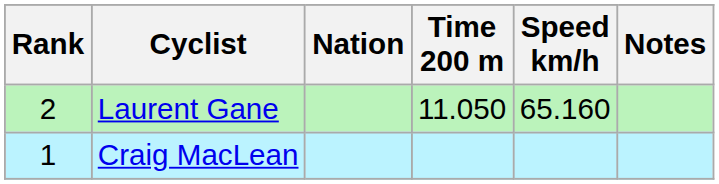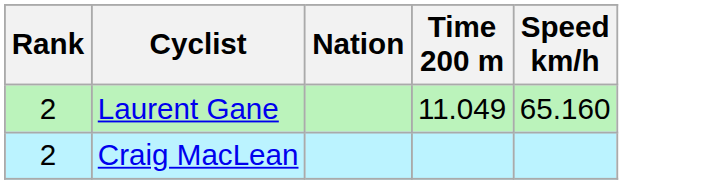- column: (665, 44)
(462, 108) 11.050 -> (462, 108) 11.049
(48, 155) 1 -> (48, 155) 2
